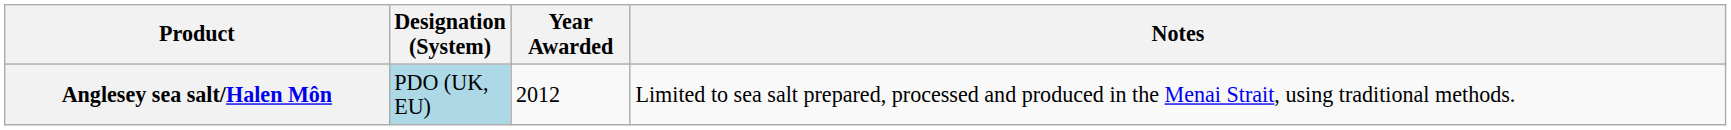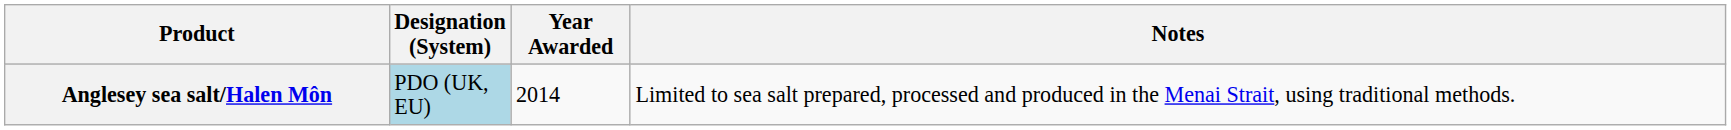(538, 94) 2012 -> (538, 94) 2014
